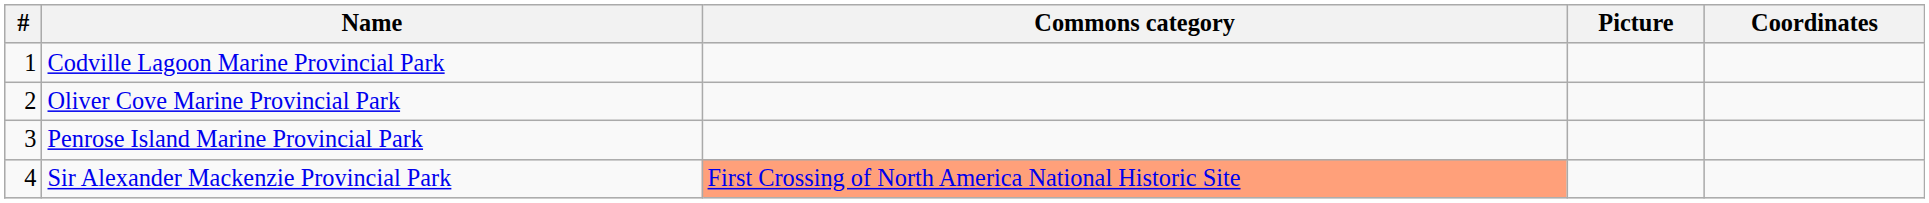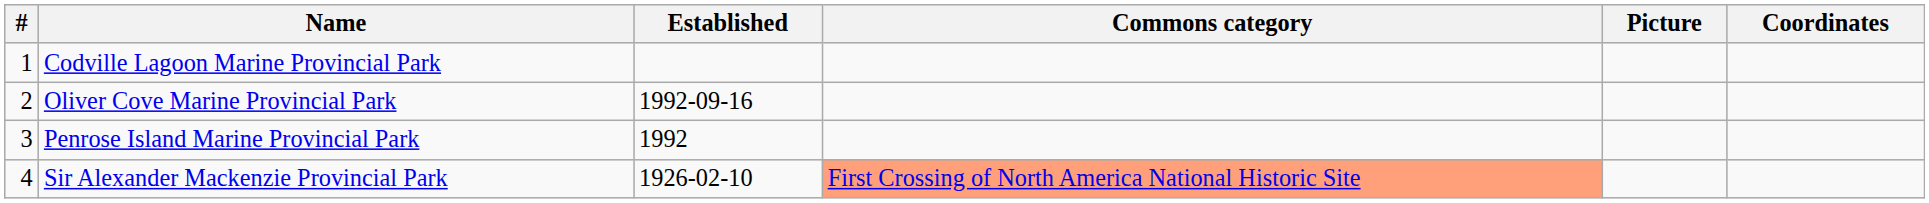+ column: (728, 23)
